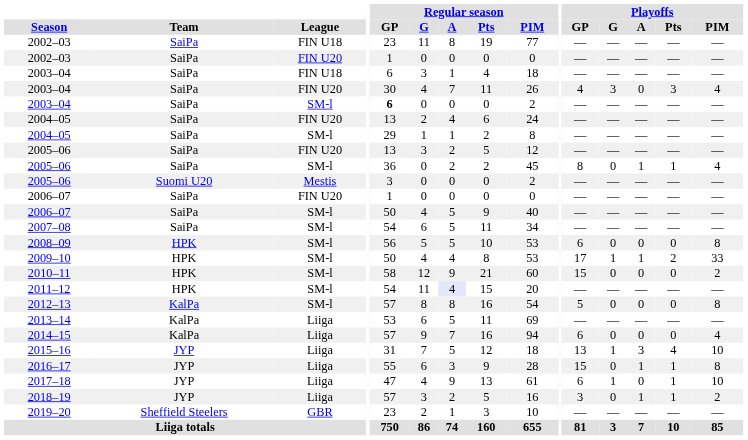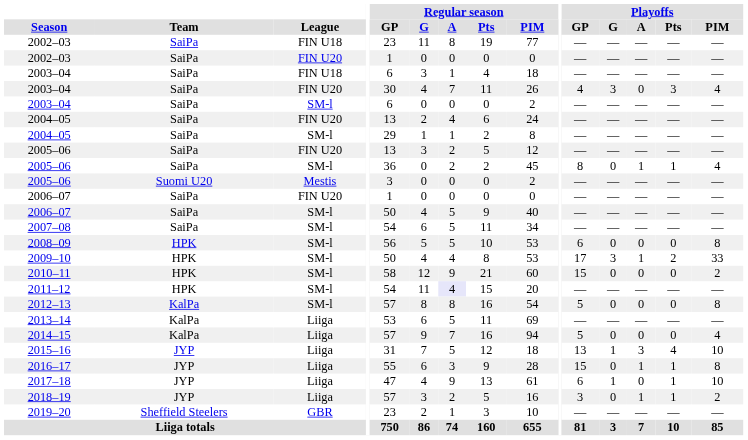(390, 104) bold -> (390, 104) normal
(613, 258) 1 -> (613, 258) 3
(580, 335) 6 -> (580, 335) 5
